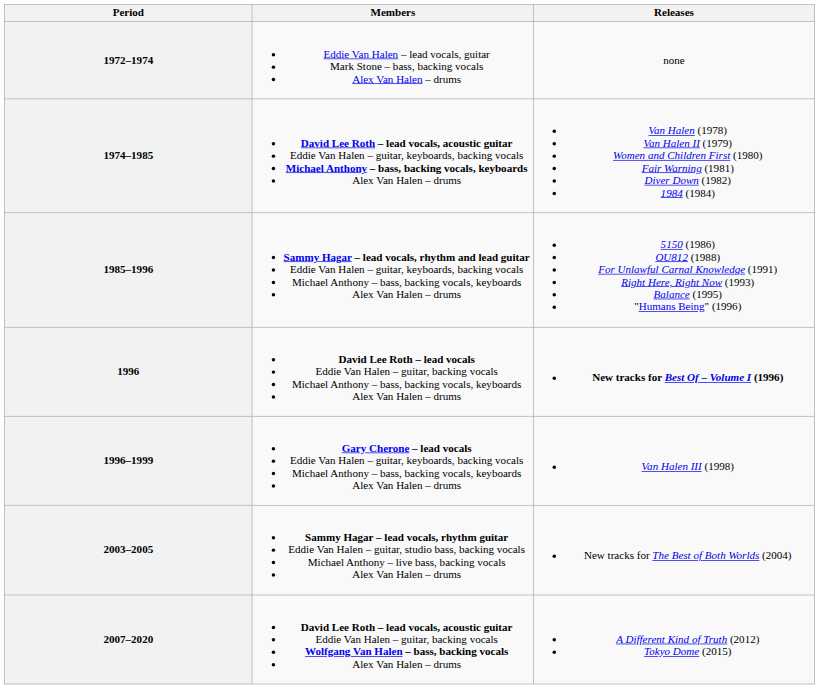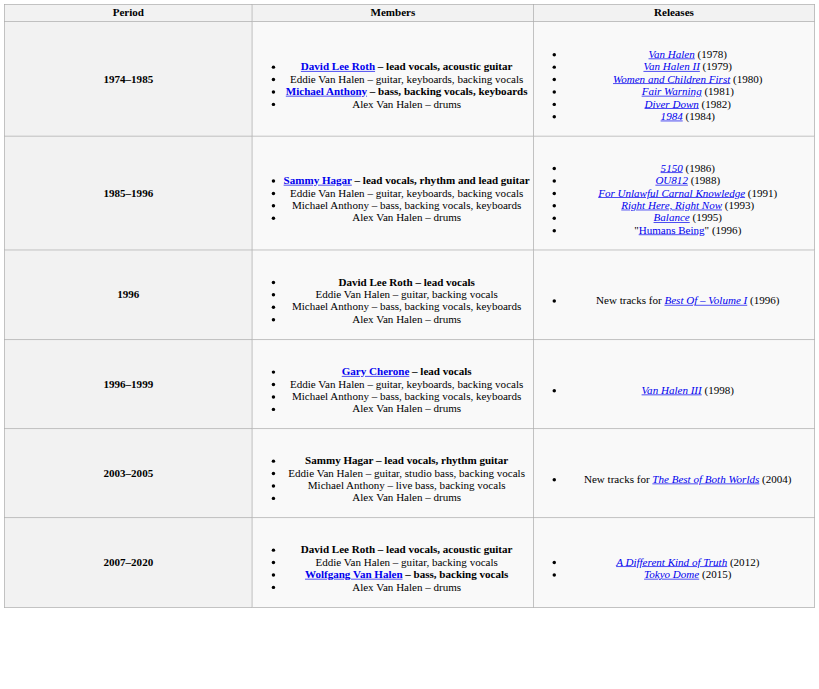- row: (128, 60)
(674, 378) bold -> (674, 301) normal
